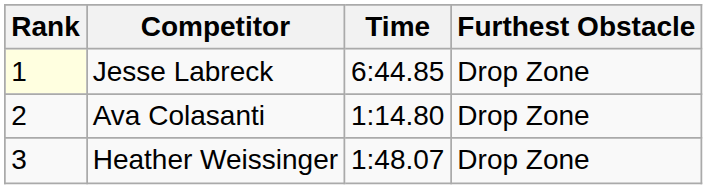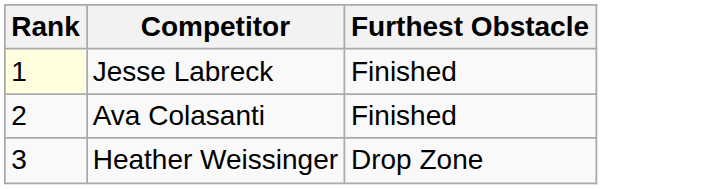- column: (398, 26)
(523, 71) Drop Zone -> (404, 71) Finished
(523, 115) Drop Zone -> (404, 115) Finished
